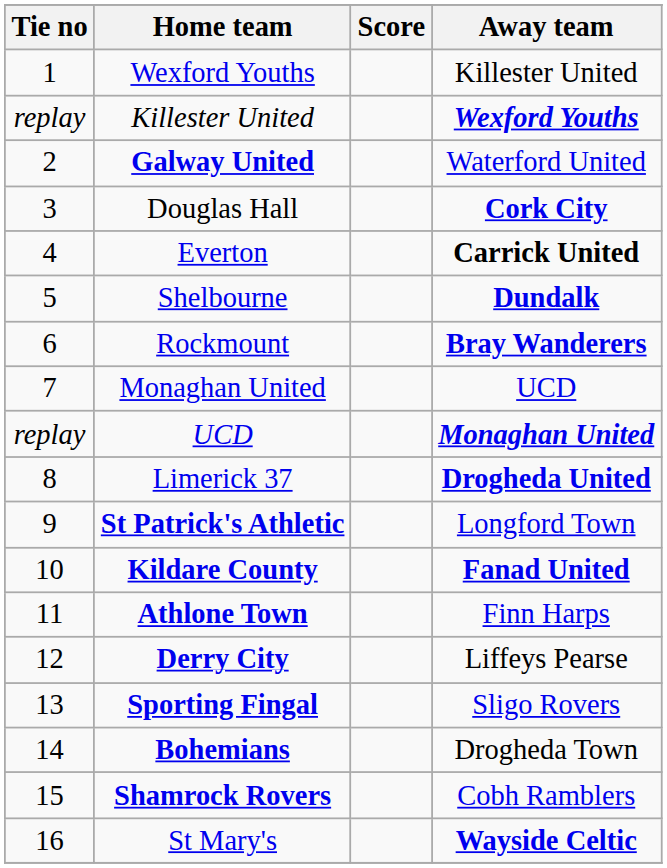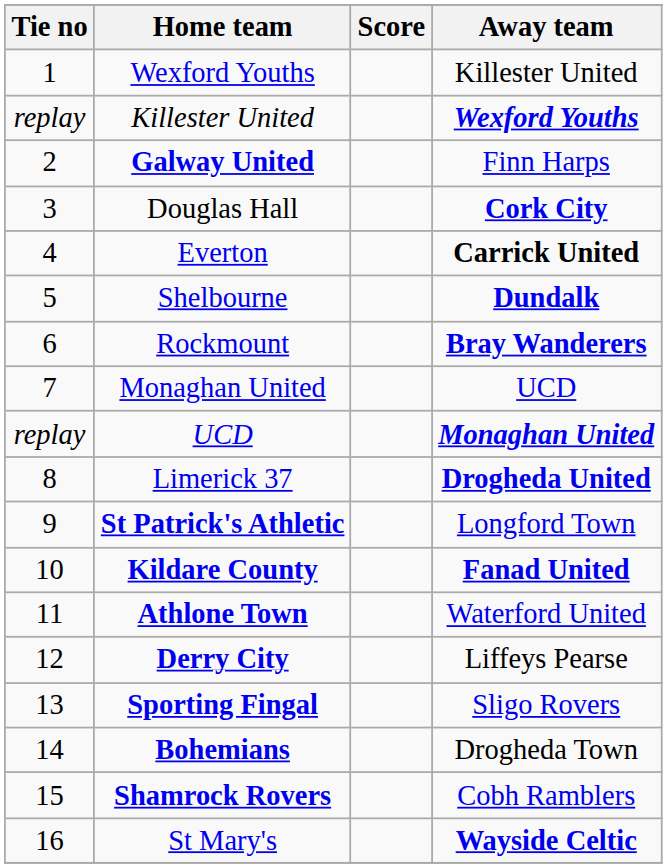(546, 162) Waterford United -> (546, 162) Finn Harps
(546, 614) Finn Harps -> (546, 614) Waterford United
